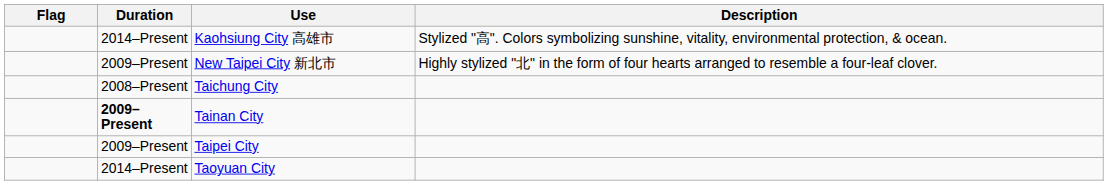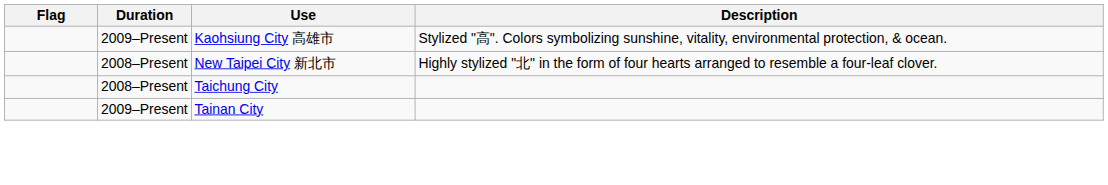(144, 38) 2014–Present -> (144, 38) 2009–Present
(144, 63) 2009–Present -> (144, 63) 2008–Present
(127, 116) bold -> (144, 109) normal
- row: (227, 146)
- row: (235, 168)
